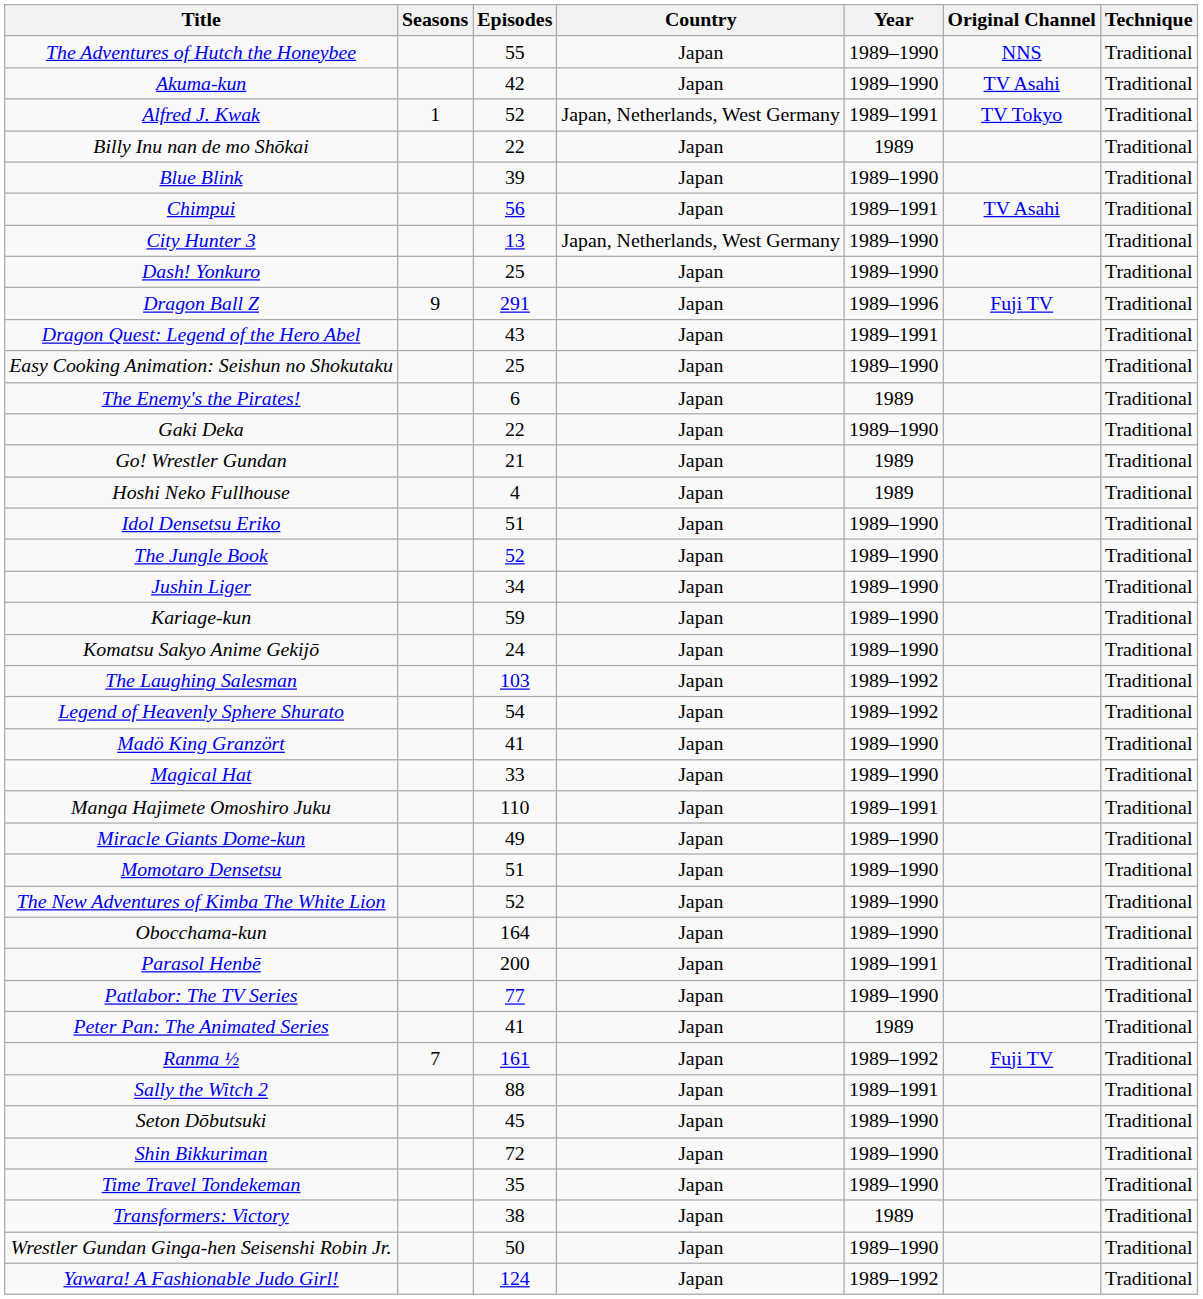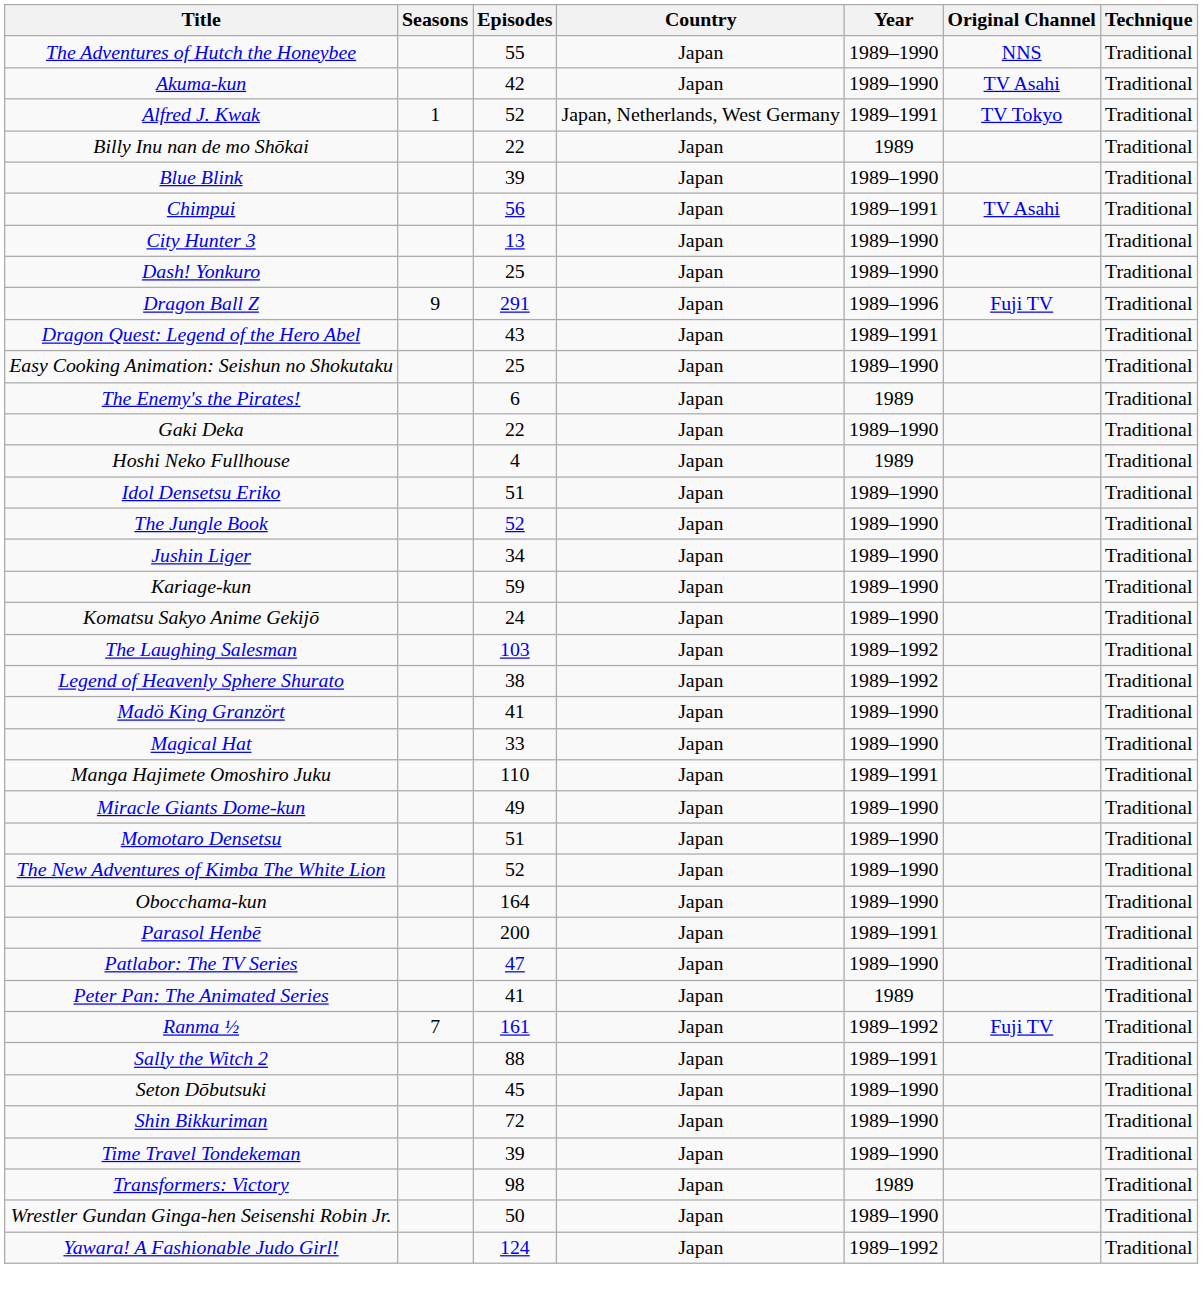(701, 240) Japan, Netherlands, West Germany -> (701, 240) Japan
- row: (201, 460)
(515, 712) 54 -> (515, 680) 38
(515, 995) 77 -> (515, 964) 47
(515, 1184) 35 -> (515, 1152) 39
(515, 1215) 38 -> (515, 1184) 98
